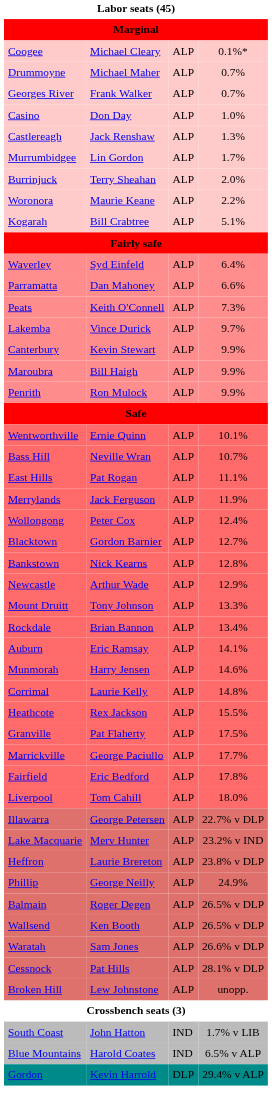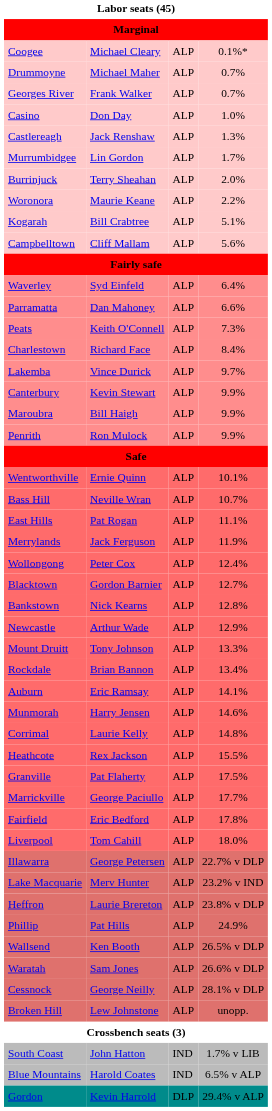+ row: (41, 242)
+ row: (37, 349)
(122, 882) George Neilly -> (110, 925) Pat Hills
- row: (27, 904)
(110, 968) Pat Hills -> (122, 989) George Neilly
